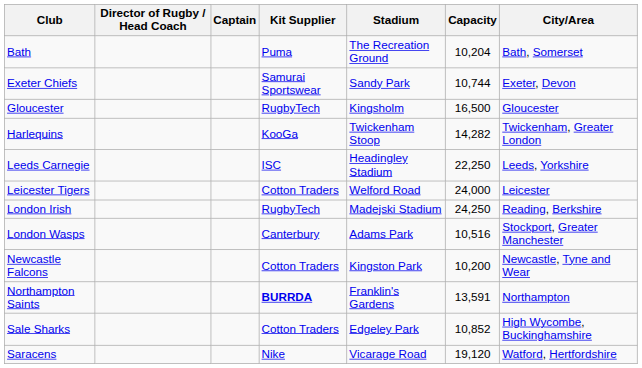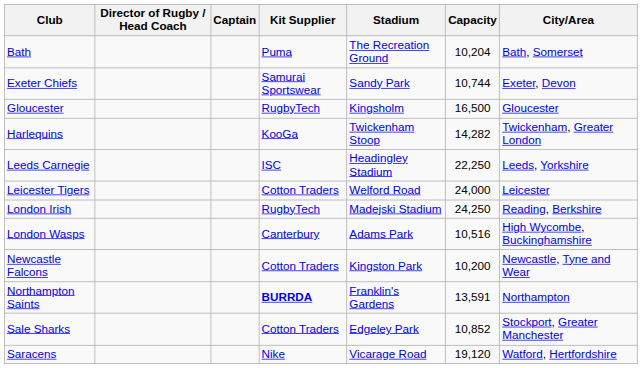(550, 234) Stockport, Greater Manchester -> (547, 234) High Wycombe, Buckinghamshire
(547, 329) High Wycombe, Buckinghamshire -> (550, 329) Stockport, Greater Manchester
